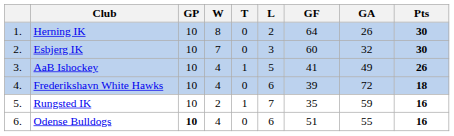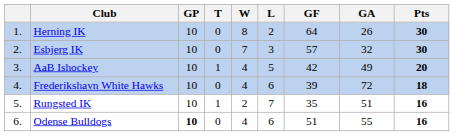columns swapped: (218, 13) <-> (244, 13)
(312, 49) 60 -> (312, 49) 57
(312, 67) 41 -> (312, 67) 42
(422, 67) 26 -> (422, 67) 20
(367, 103) 59 -> (367, 103) 51
